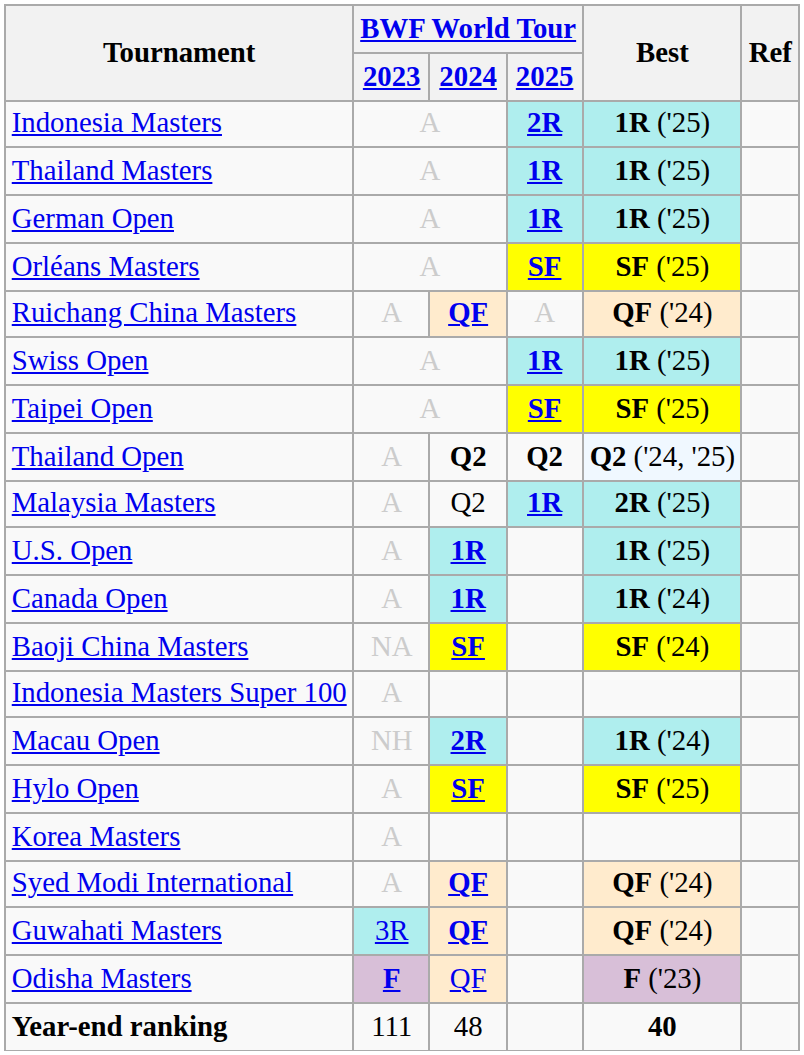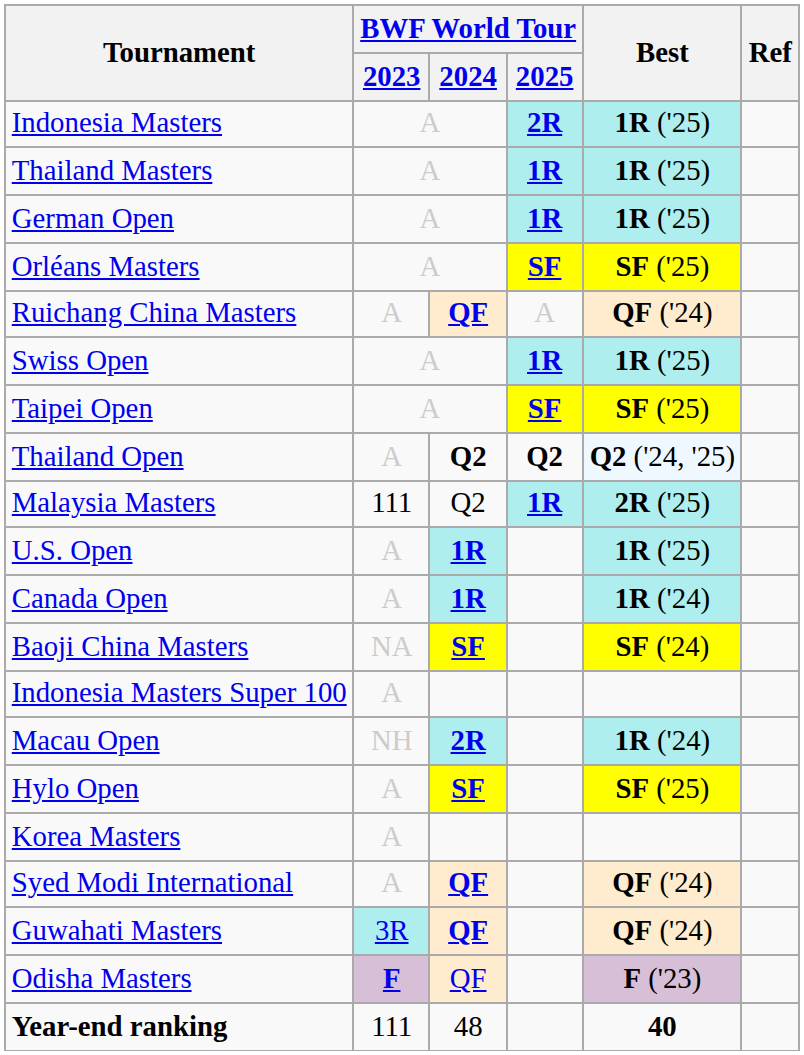(392, 503) A -> (392, 503) 111
